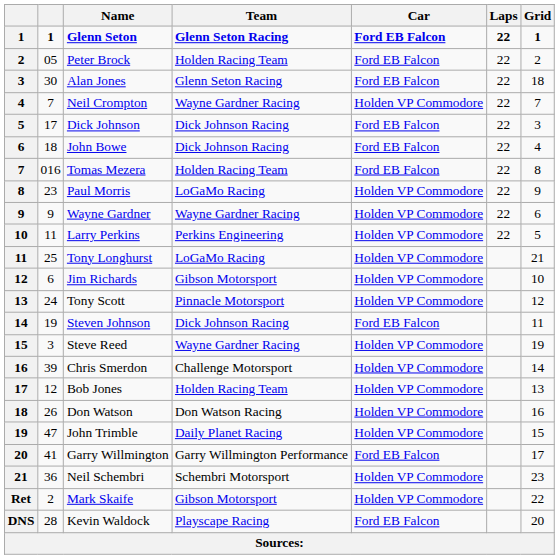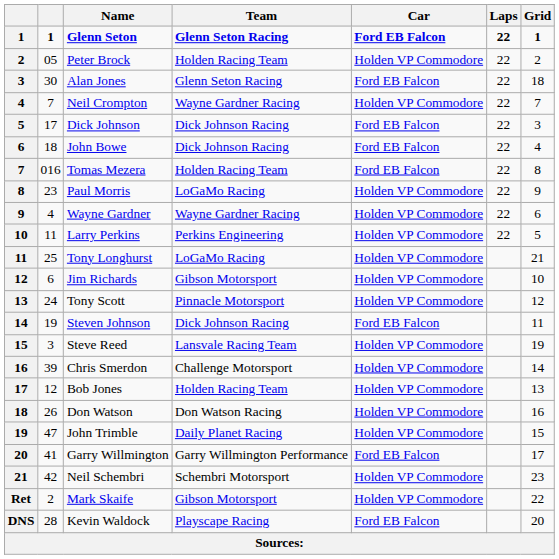(397, 59) Ford EB Falcon -> (419, 59) Holden VP Commodore
(51, 212) 9 -> (51, 212) 4
(237, 344) Wayne Gardner Racing -> (236, 344) Lansvale Racing Team
(51, 476) 36 -> (51, 476) 42
